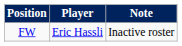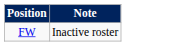- column: (77, 13)
